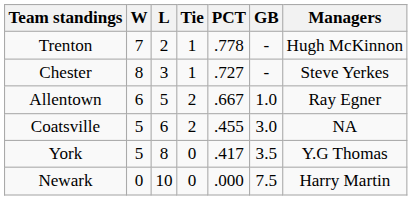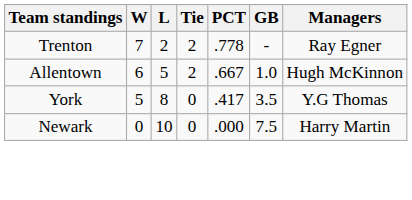(192, 45) 1 -> (192, 45) 2
(345, 45) Hugh McKinnon -> (345, 45) Ray Egner
- row: (65, 72)
(345, 99) Ray Egner -> (345, 72) Hugh McKinnon
- row: (65, 126)
